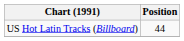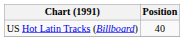(160, 28) 44 -> (160, 28) 40
